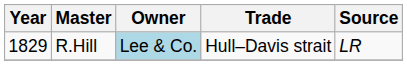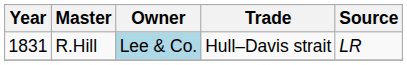(28, 45) 1829 -> (28, 45) 1831
